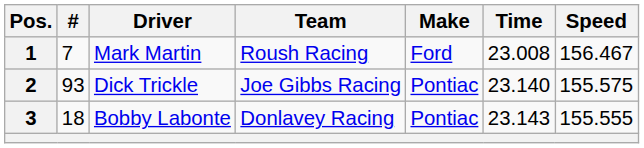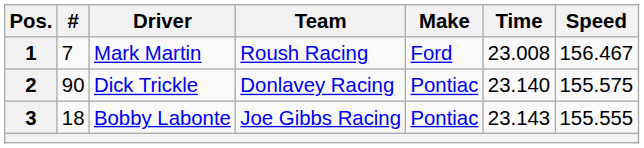(73, 85) 93 -> (73, 85) 90
(321, 85) Joe Gibbs Racing -> (317, 85) Donlavey Racing
(317, 118) Donlavey Racing -> (321, 118) Joe Gibbs Racing
